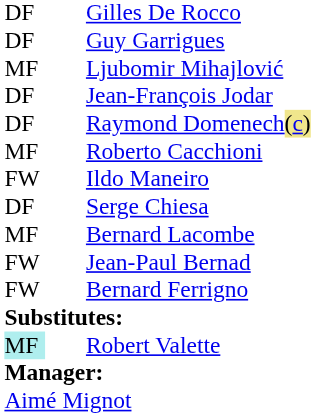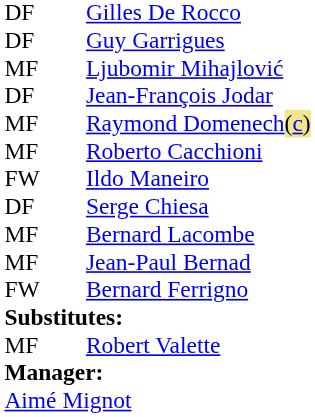(19, 123) DF -> (21, 123) MF
(22, 261) FW -> (21, 261) MF
(21, 345) paleturquoise background -> (21, 345) no background
